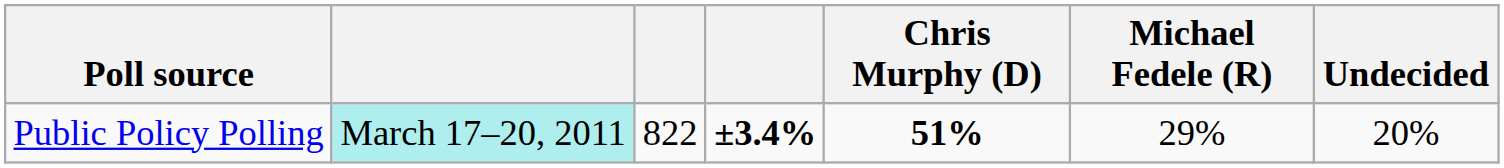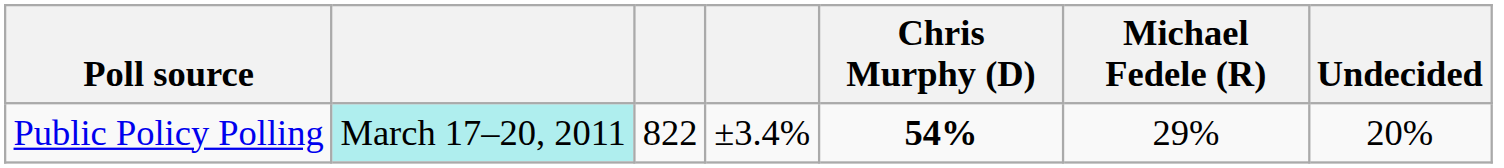(765, 132) bold -> (762, 132) normal
(947, 132) 51% -> (941, 132) 54%
